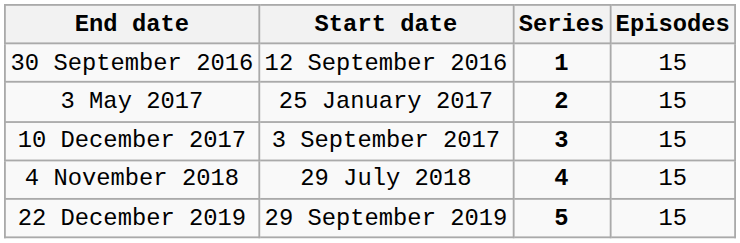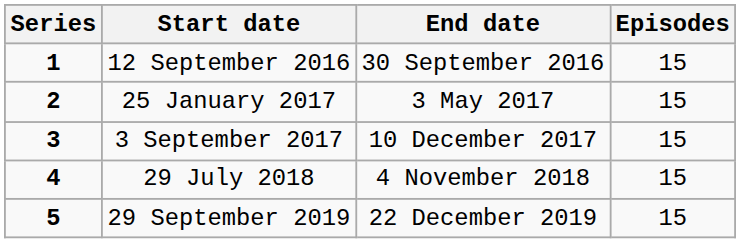columns swapped: (561, 24) <-> (132, 24)
